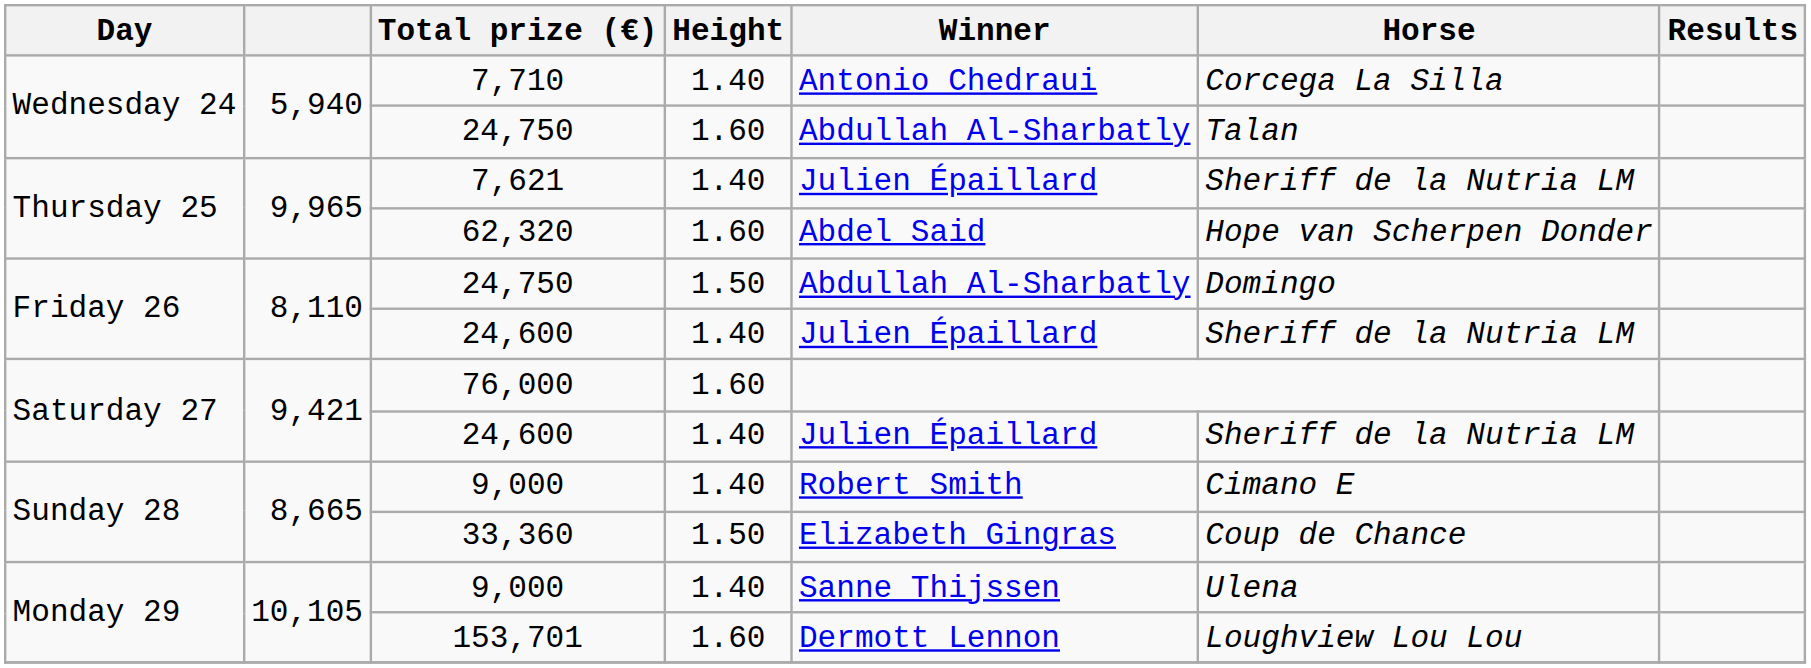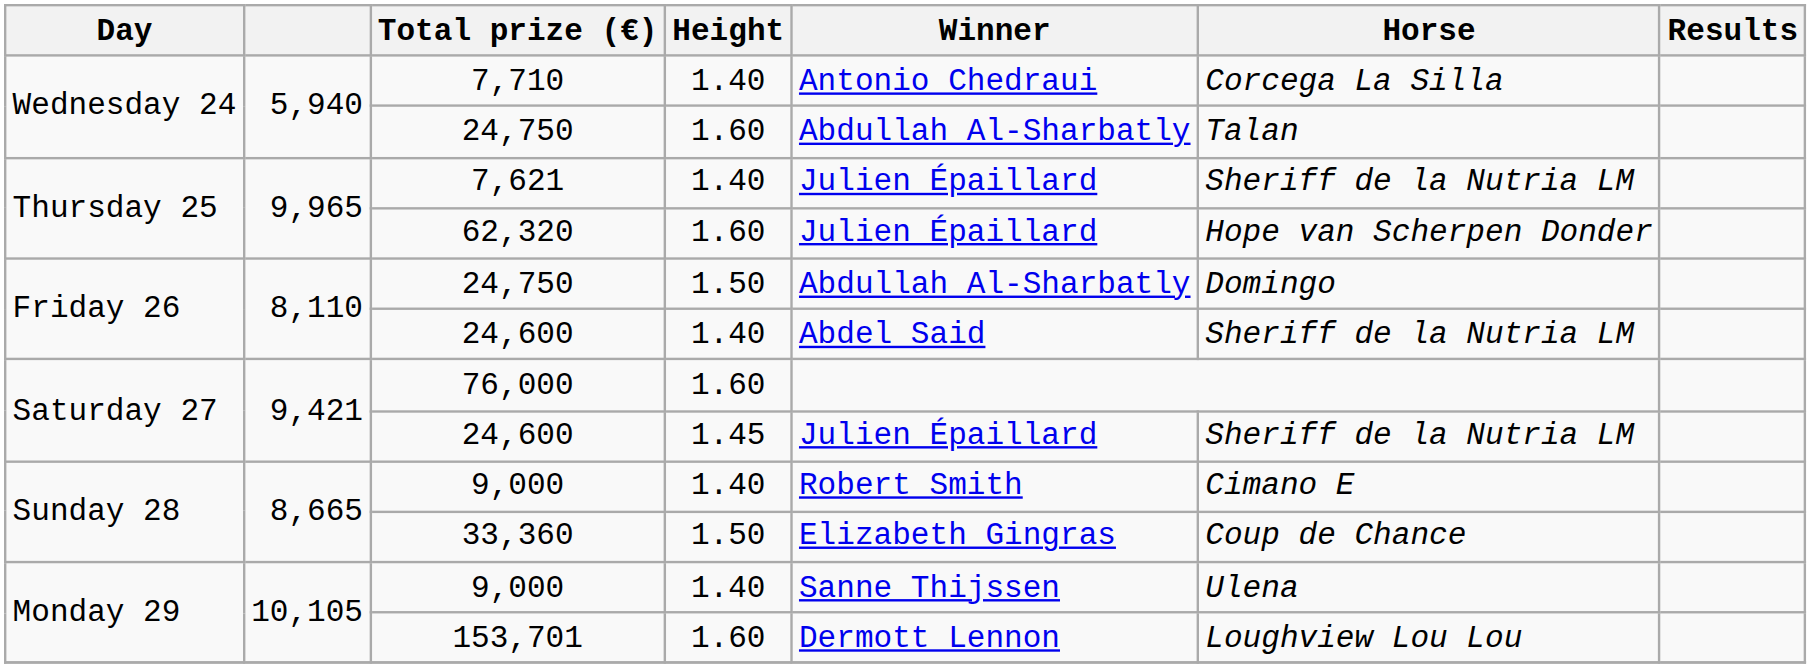(892, 233) Abdel Said -> (948, 233) Julien Épaillard
(948, 334) Julien Épaillard -> (892, 334) Abdel Said
(728, 436) 1.40 -> (728, 436) 1.45
